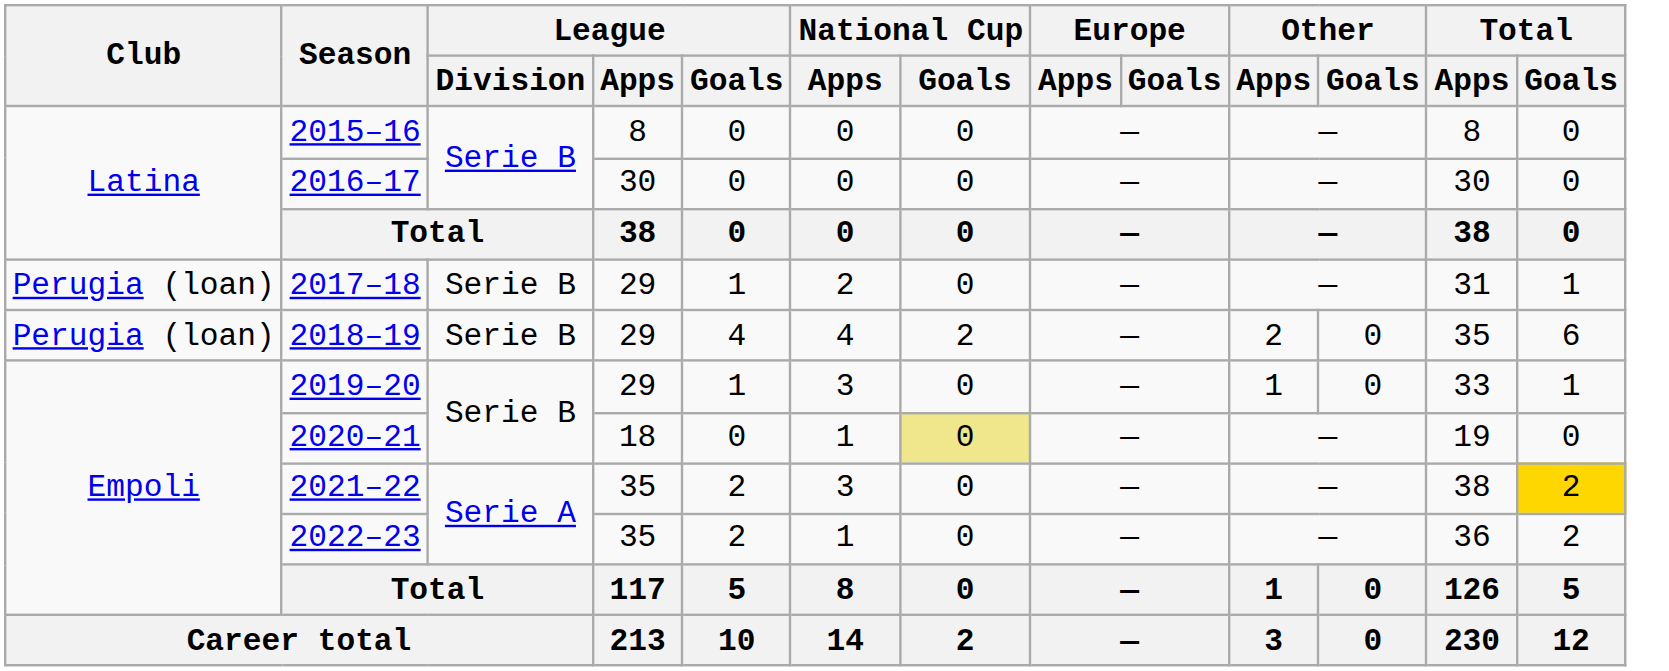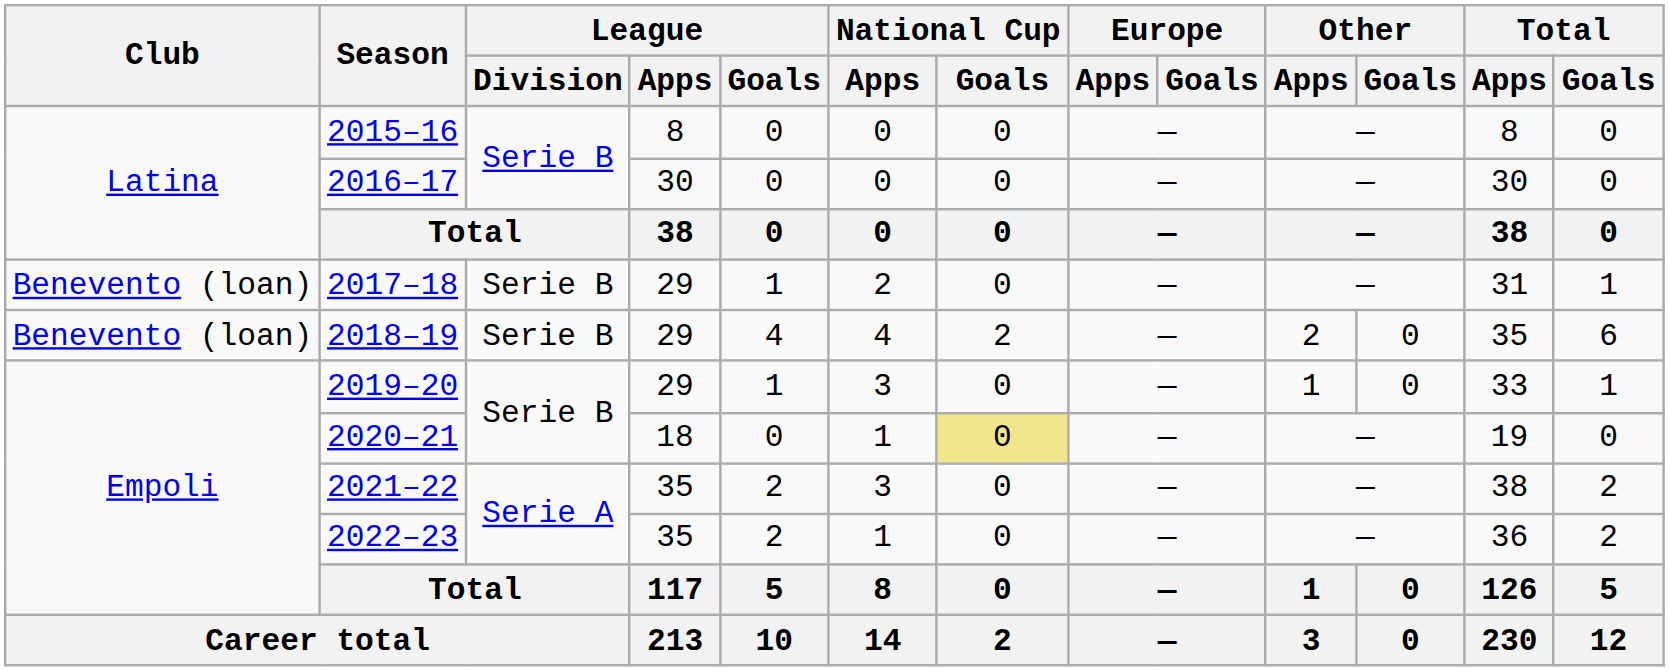(144, 285) Perugia (loan) -> (162, 285) Benevento (loan)
(144, 336) Perugia (loan) -> (162, 336) Benevento (loan)
(1571, 488) gold background -> (1609, 488) no background
